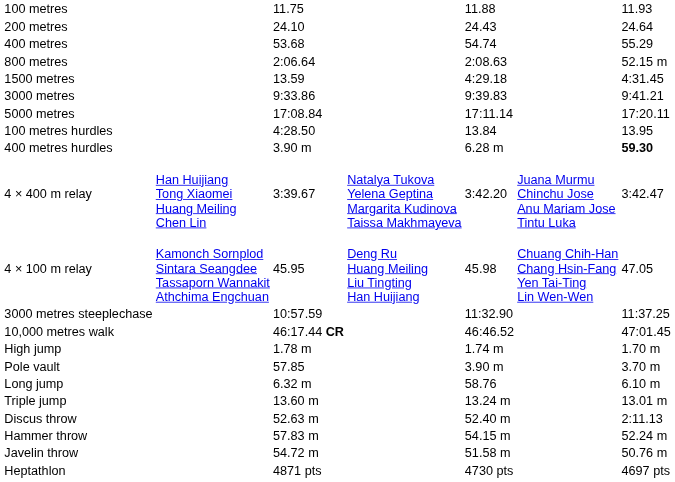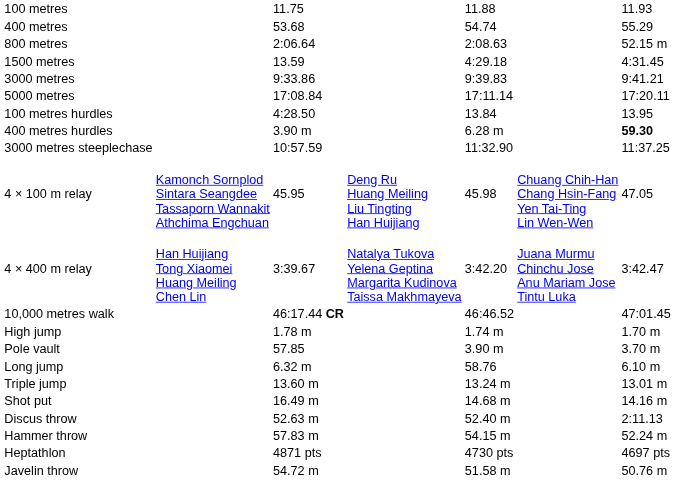- row: (36, 26)
rows swapped: (79, 314) <-> (48, 194)
+ row: (28, 401)
rows swapped: (41, 453) <-> (35, 470)
